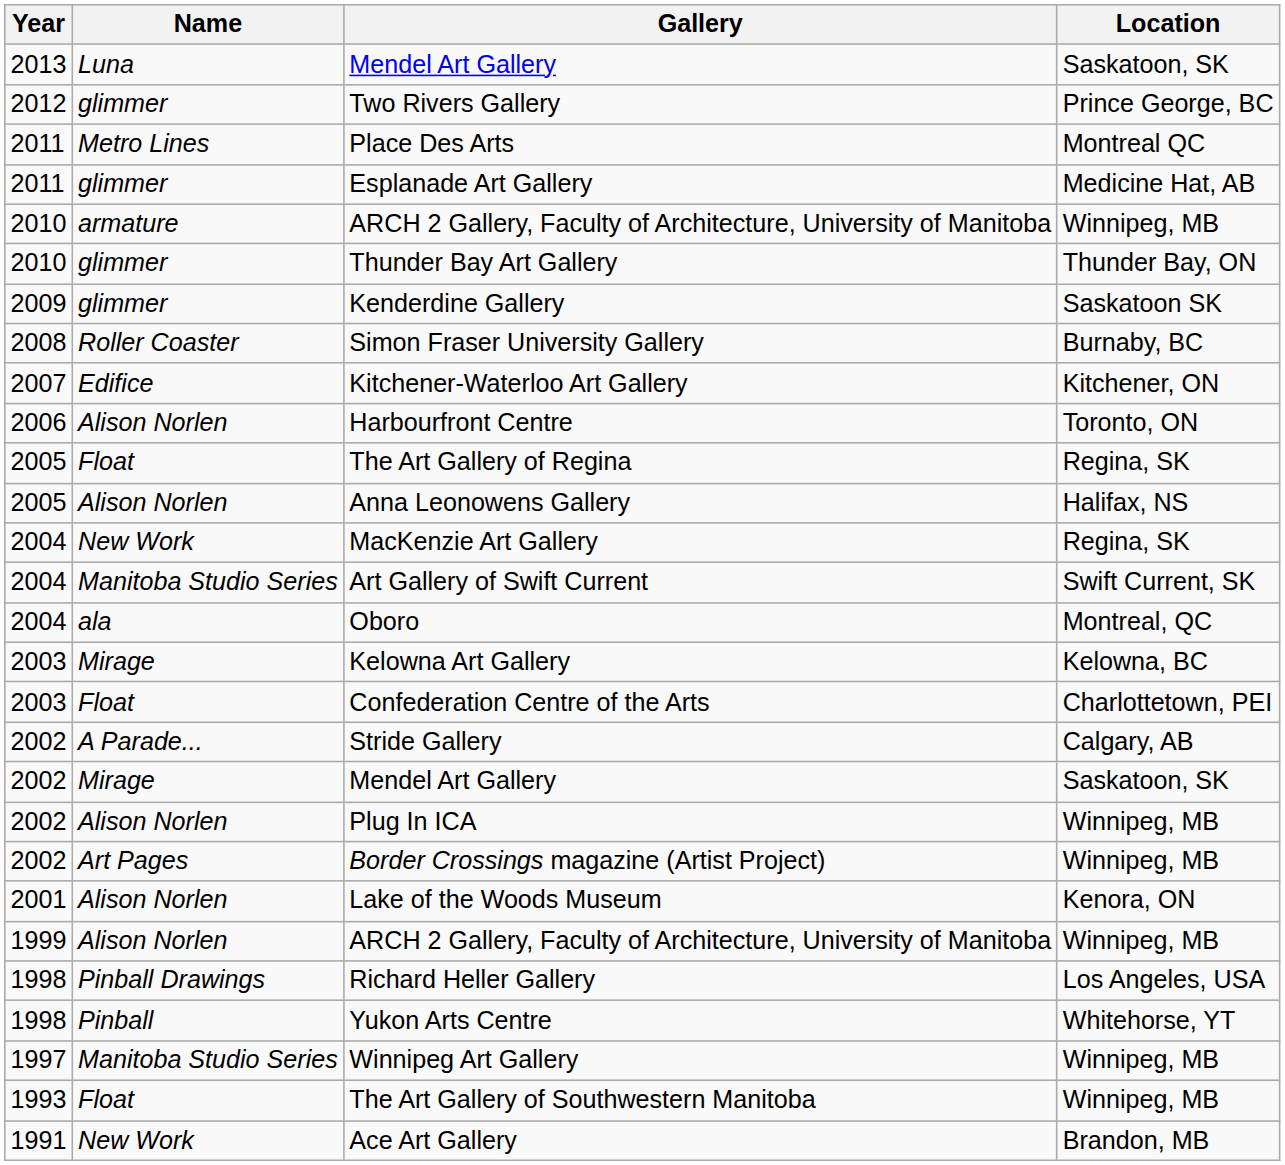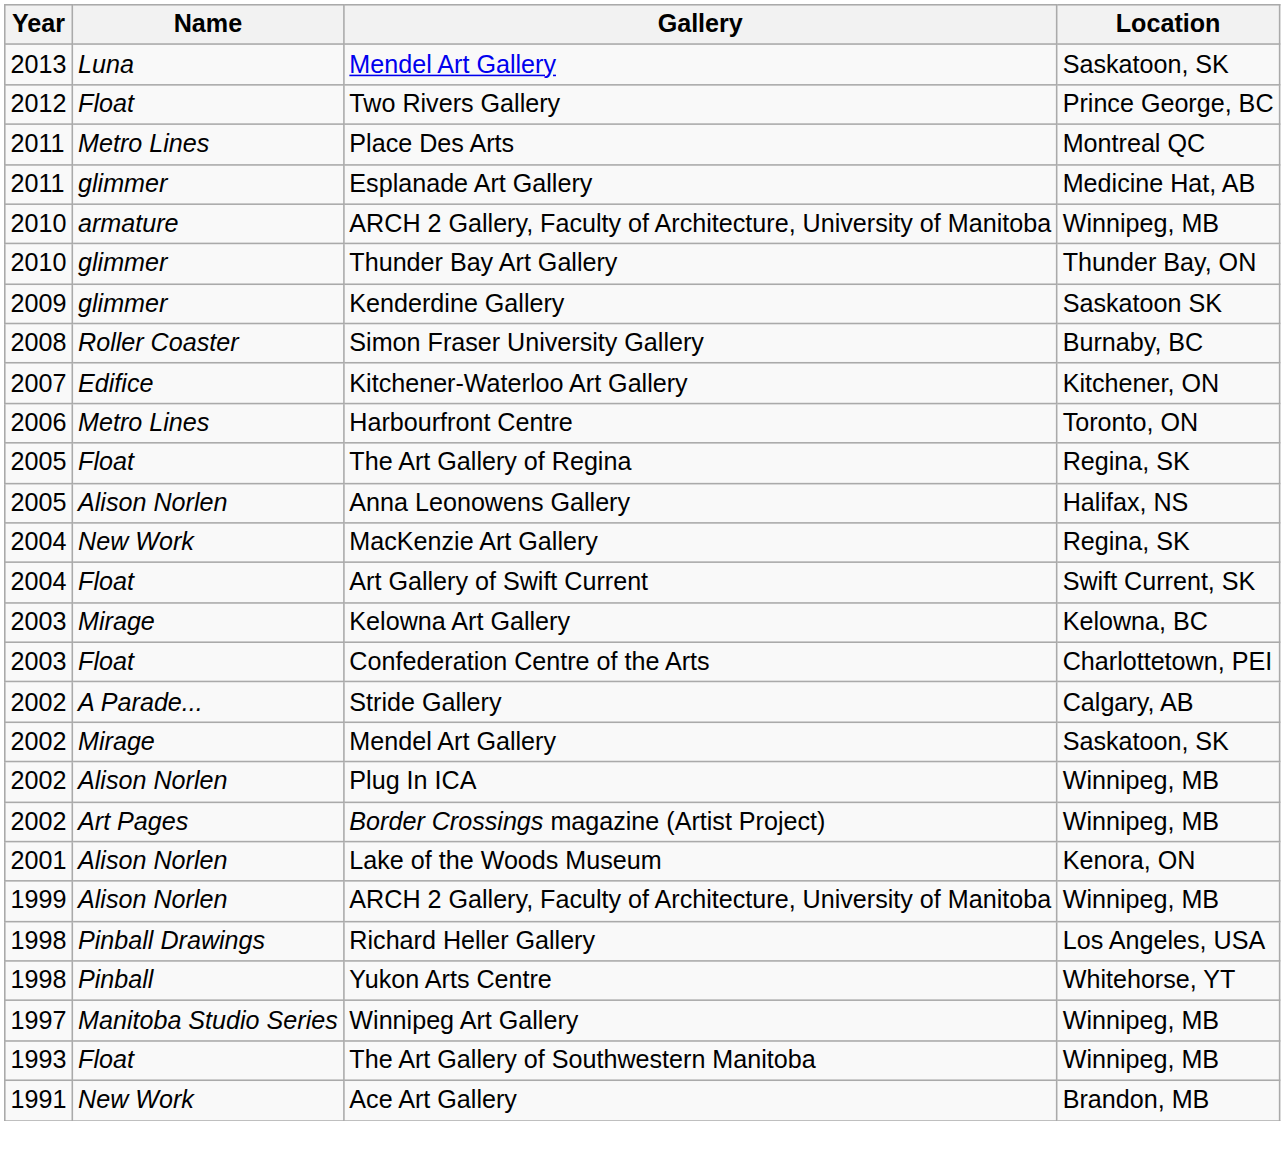(123, 104) glimmer -> (106, 104) Float
(153, 422) Alison Norlen -> (144, 422) Metro Lines
(208, 582) Manitoba Studio Series -> (106, 582) Float
- row: (39, 622)
